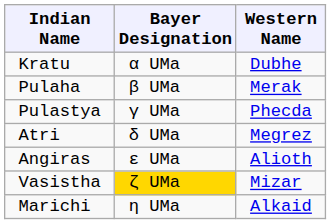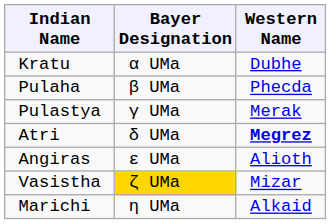(276, 88) Merak -> (281, 88) Phecda
(281, 112) Phecda -> (276, 112) Merak
(281, 136) normal -> (281, 136) bold
